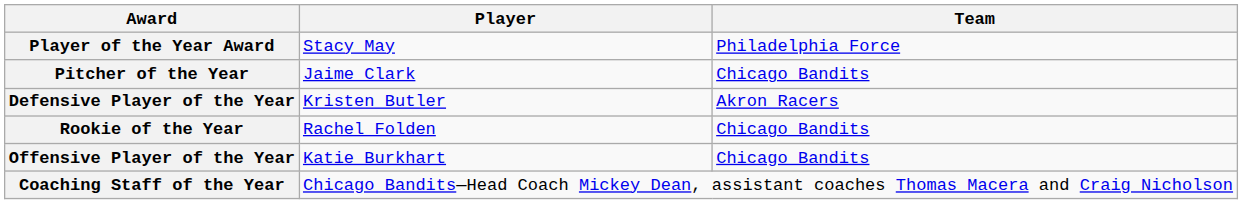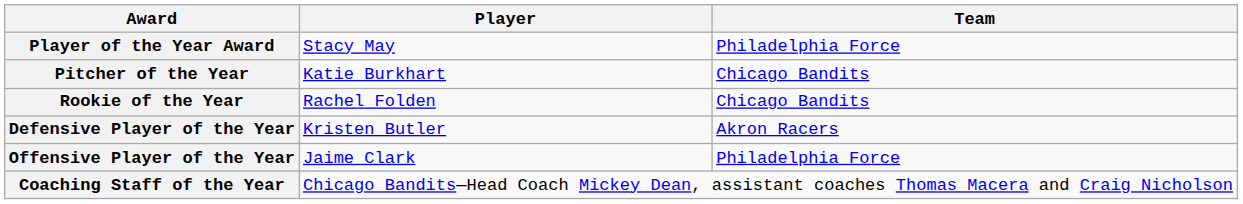(359, 74) Jaime Clark -> (375, 74) Katie Burkhart
rows swapped: (152, 130) <-> (152, 102)
(375, 157) Katie Burkhart -> (359, 157) Jaime Clark
(793, 157) Chicago Bandits -> (808, 157) Philadelphia Force
